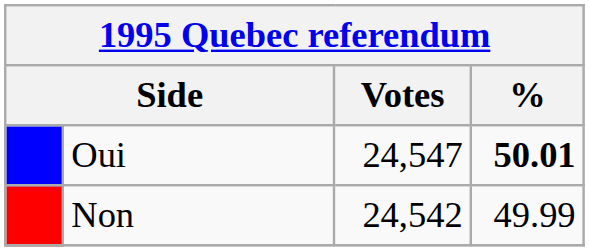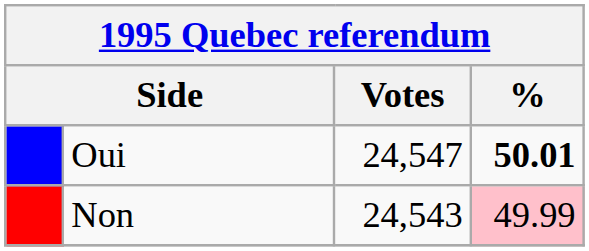(413, 215) 24,542 -> (413, 215) 24,543
(535, 215) no background -> (535, 215) pink background
